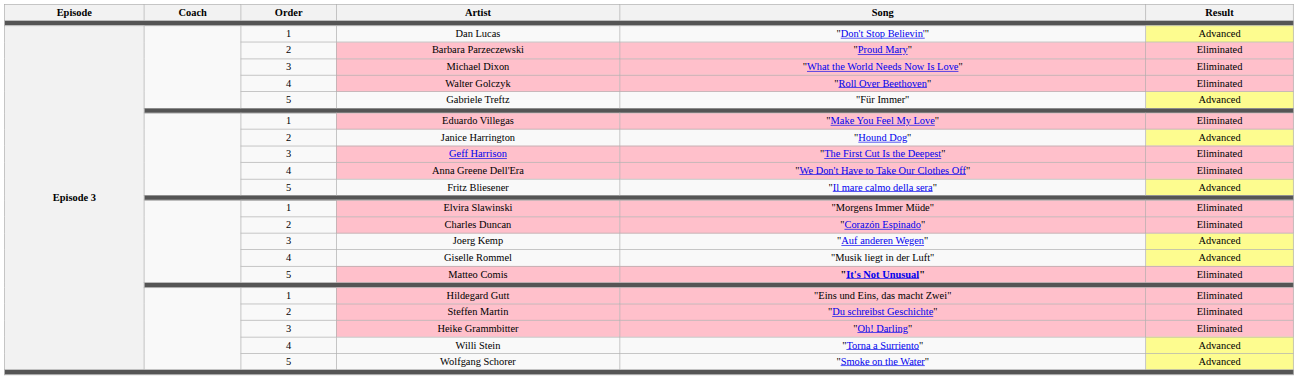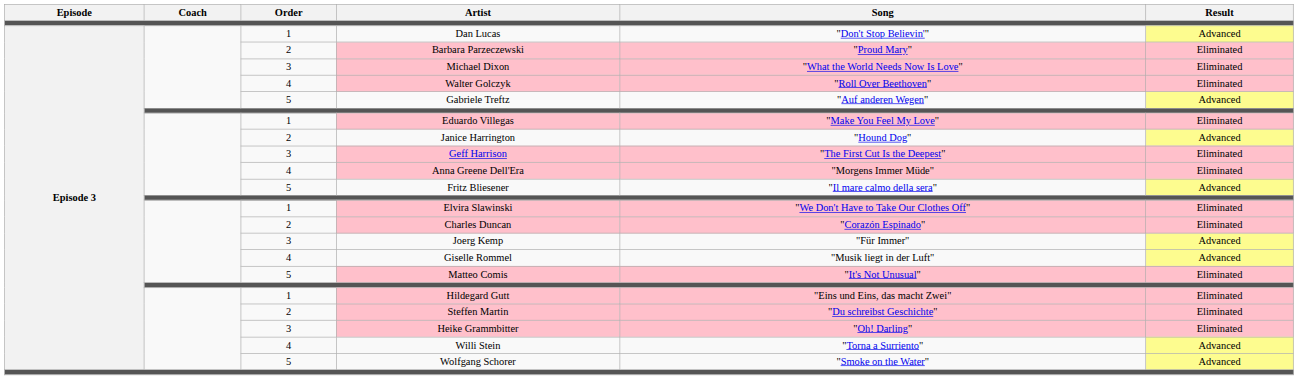(883, 100) "Für Immer" -> (883, 100) "Auf anderen Wegen"
(883, 170) "We Don't Have to Take Our Clothes Off" -> (883, 170) "Morgens Immer Müde"
(883, 208) "Morgens Immer Müde" -> (883, 208) "We Don't Have to Take Our Clothes Off"
(883, 241) "Auf anderen Wegen" -> (883, 241) "Für Immer"
(883, 274) bold -> (883, 274) normal
